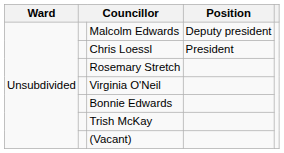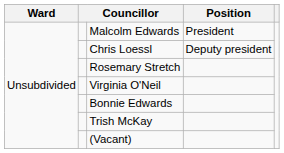(229, 31) Deputy president -> (210, 31) President
(210, 49) President -> (229, 49) Deputy president
